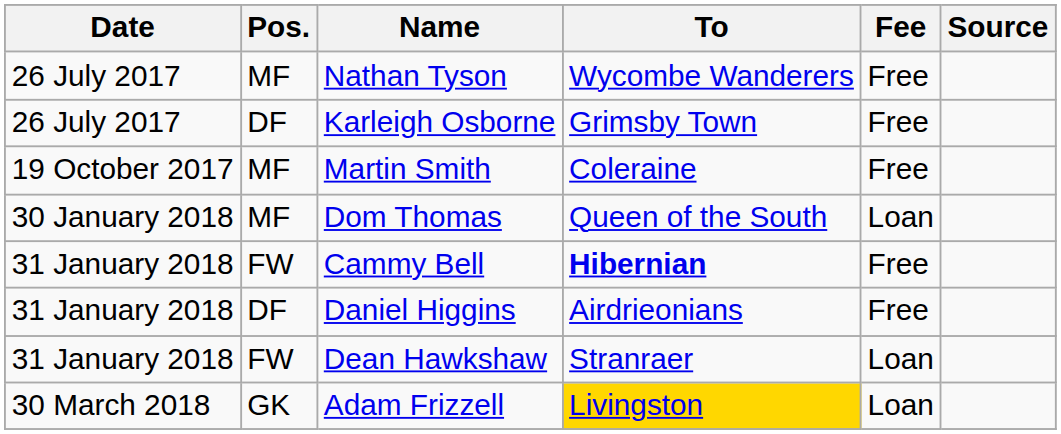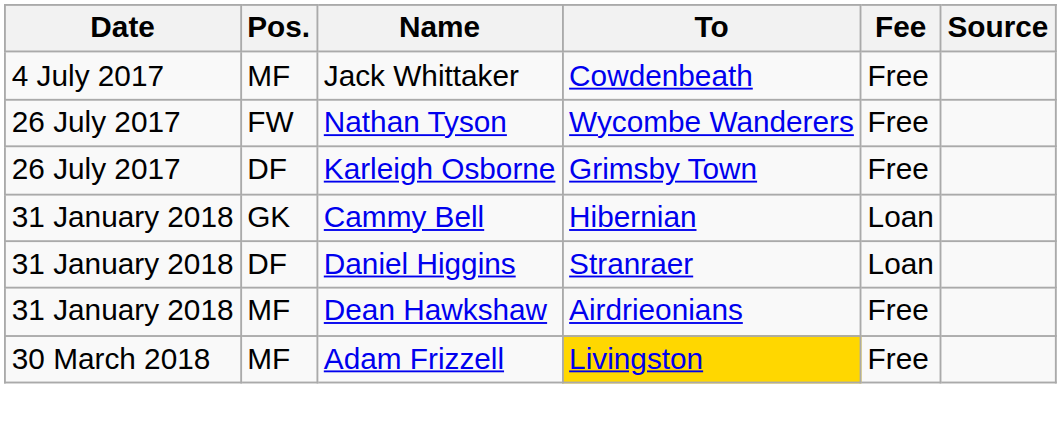+ row: (421, 75)
(269, 75) MF -> (270, 122) FW
- row: (407, 169)
- row: (413, 216)
(270, 264) FW -> (269, 216) GK
(638, 264) bold -> (633, 216) normal
(898, 264) Free -> (901, 216) Loan
(656, 311) Airdrieonians -> (631, 264) Stranraer
(898, 311) Free -> (901, 264) Loan
(270, 358) FW -> (269, 311) MF
(631, 358) Stranraer -> (656, 311) Airdrieonians
(901, 358) Loan -> (898, 311) Free
(269, 405) GK -> (269, 358) MF
(901, 405) Loan -> (898, 358) Free
